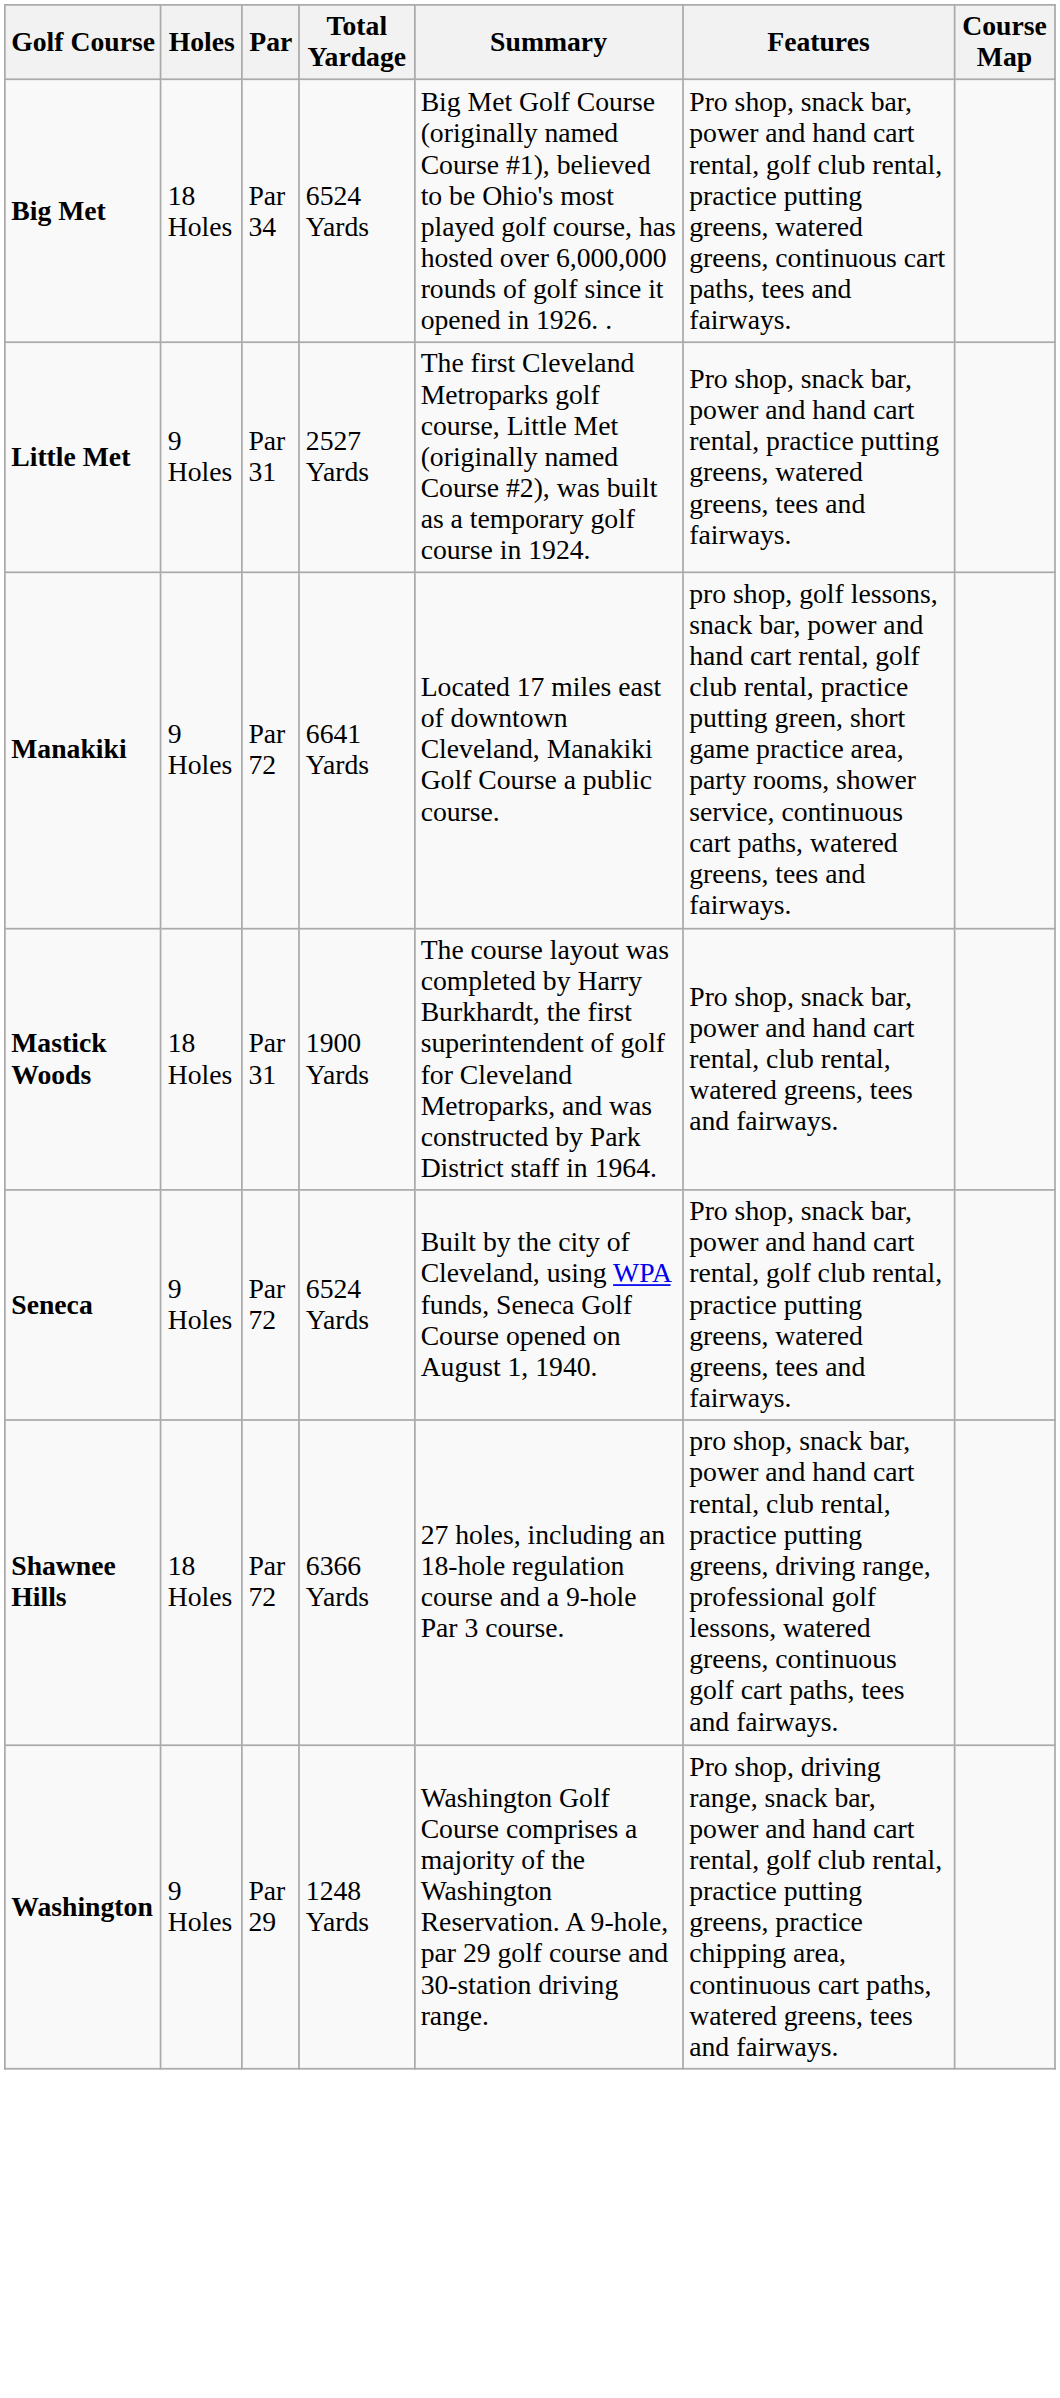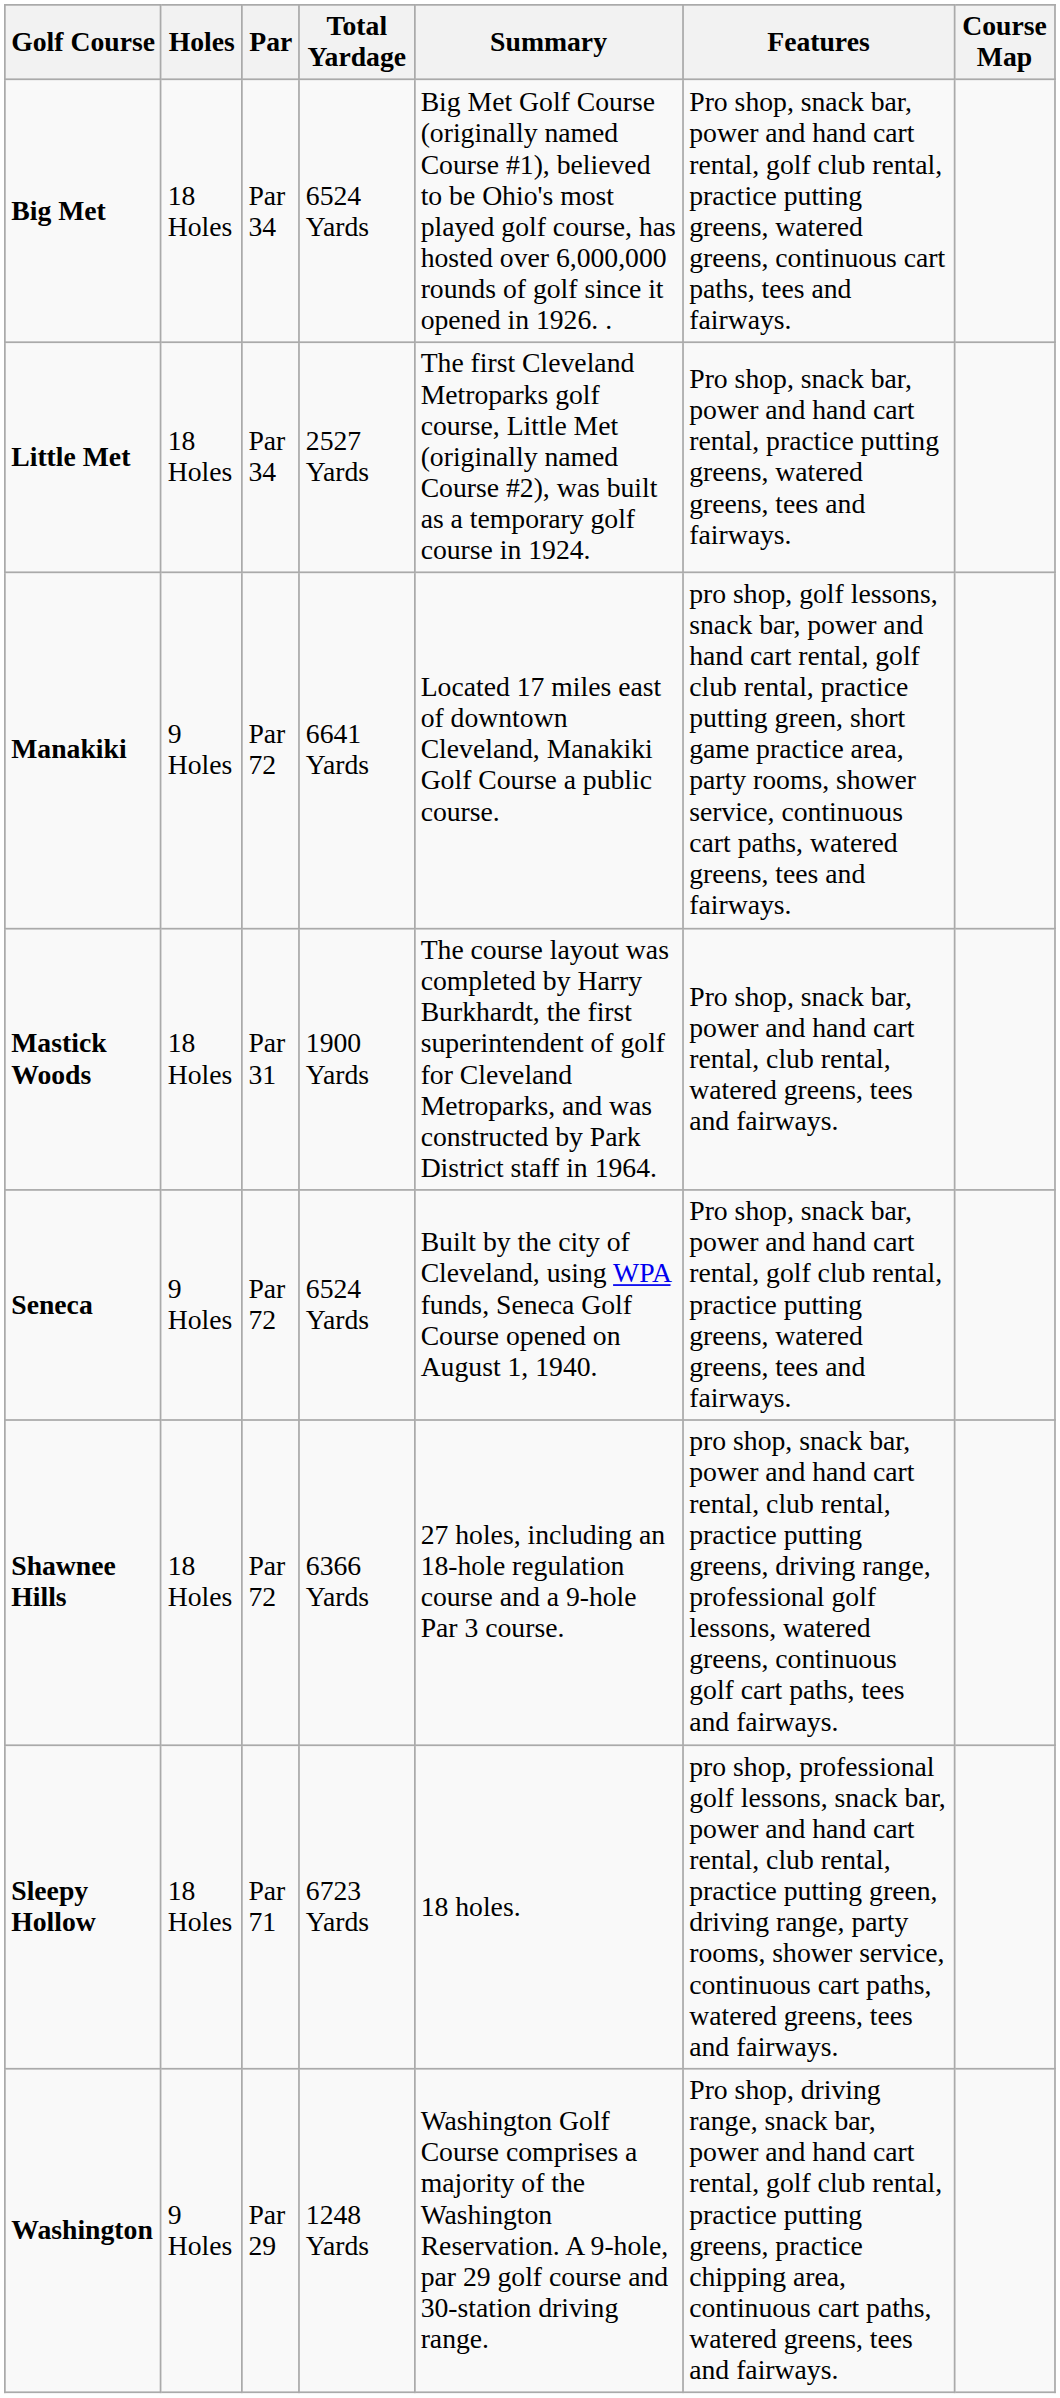(200, 456) 9 Holes -> (200, 456) 18 Holes
(267, 456) Par 31 -> (267, 456) Par 34
+ row: (54, 1906)
